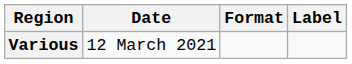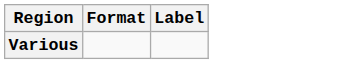- column: (151, 18)
